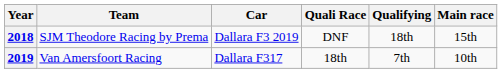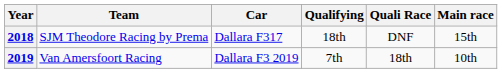columns swapped: (402, 15) <-> (335, 15)
(256, 36) Dallara F3 2019 -> (248, 36) Dallara F317
(248, 58) Dallara F317 -> (256, 58) Dallara F3 2019
